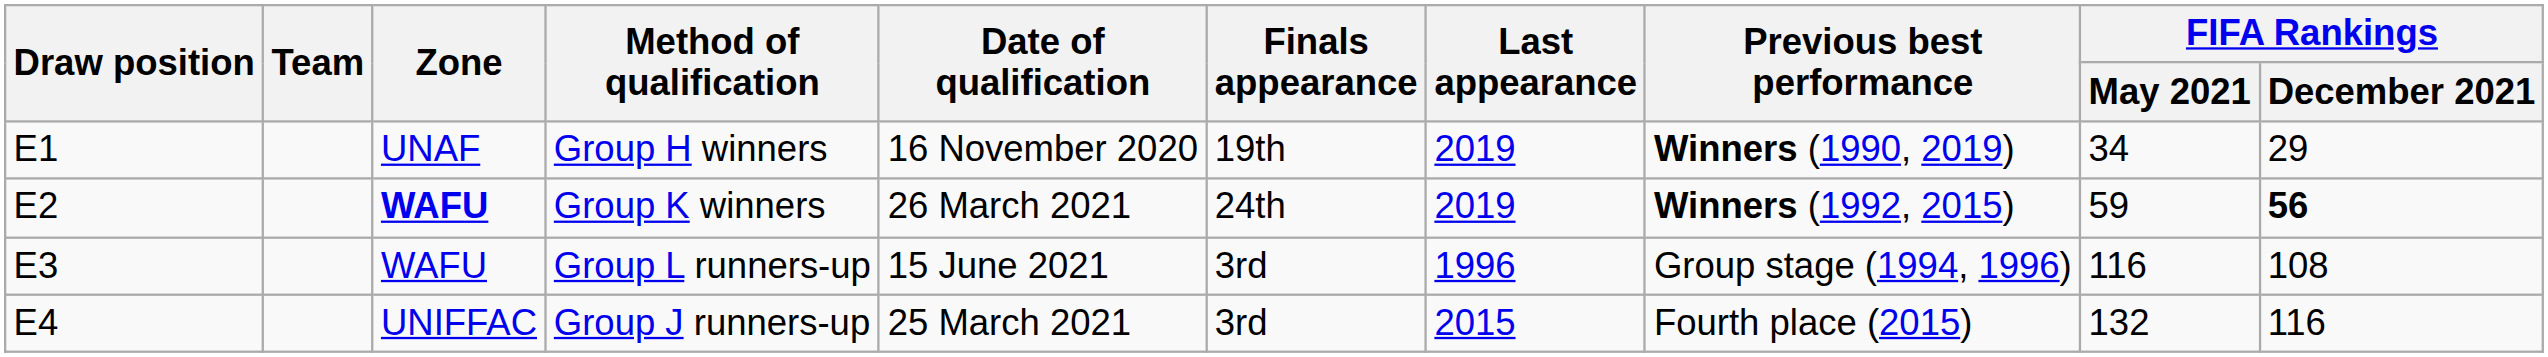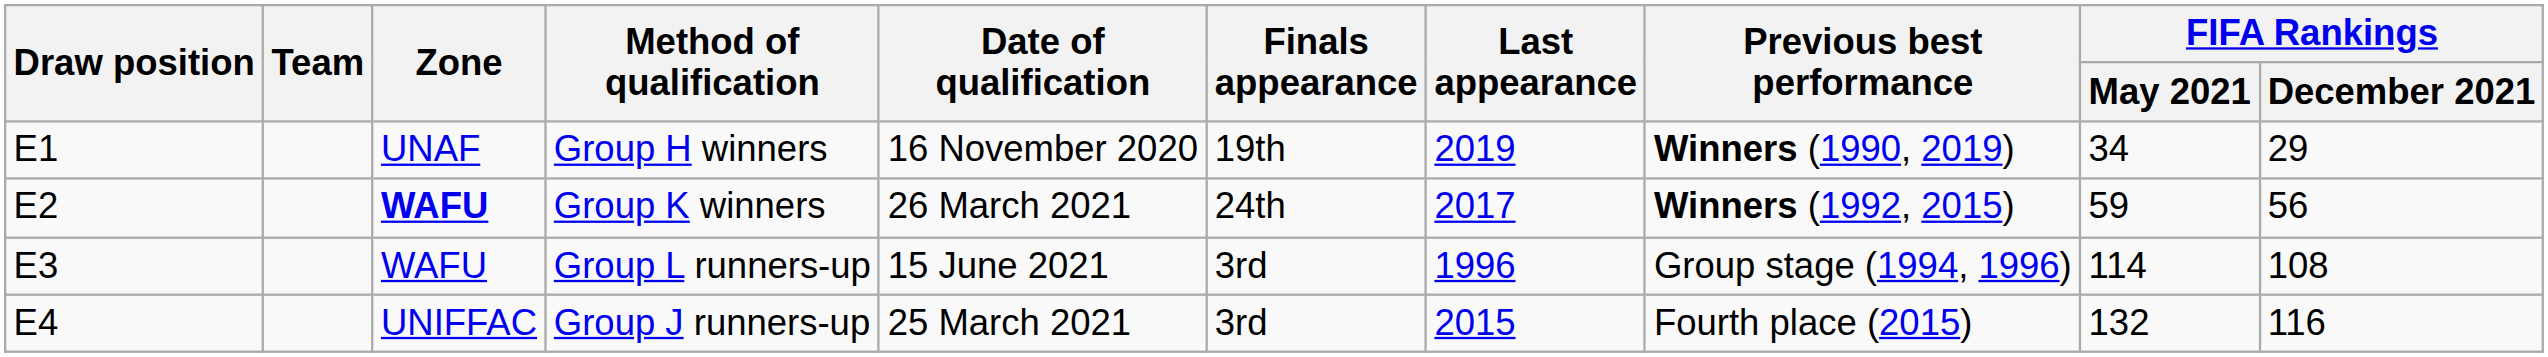(1475, 206) 2019 -> (1475, 206) 2017
(2288, 206) bold -> (2288, 206) normal
(2118, 264) 116 -> (2118, 264) 114
